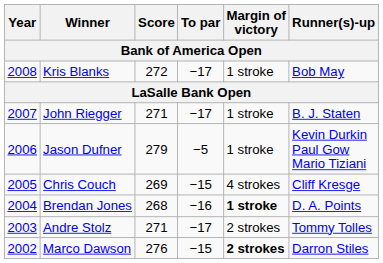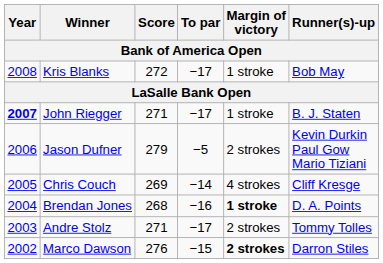(22, 114) normal -> (22, 114) bold
(250, 149) 1 stroke -> (253, 149) 2 strokes
(201, 185) −15 -> (201, 185) −14
